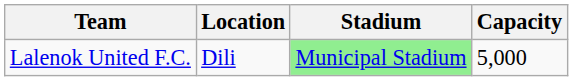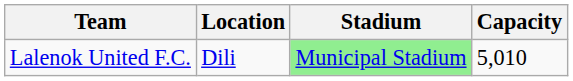(502, 57) 5,000 -> (502, 57) 5,010
